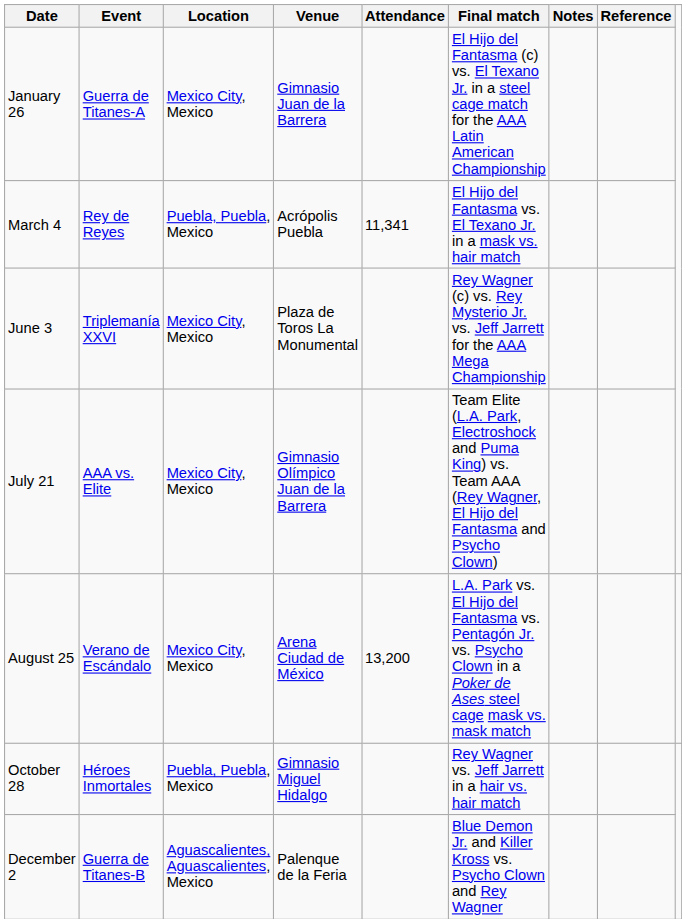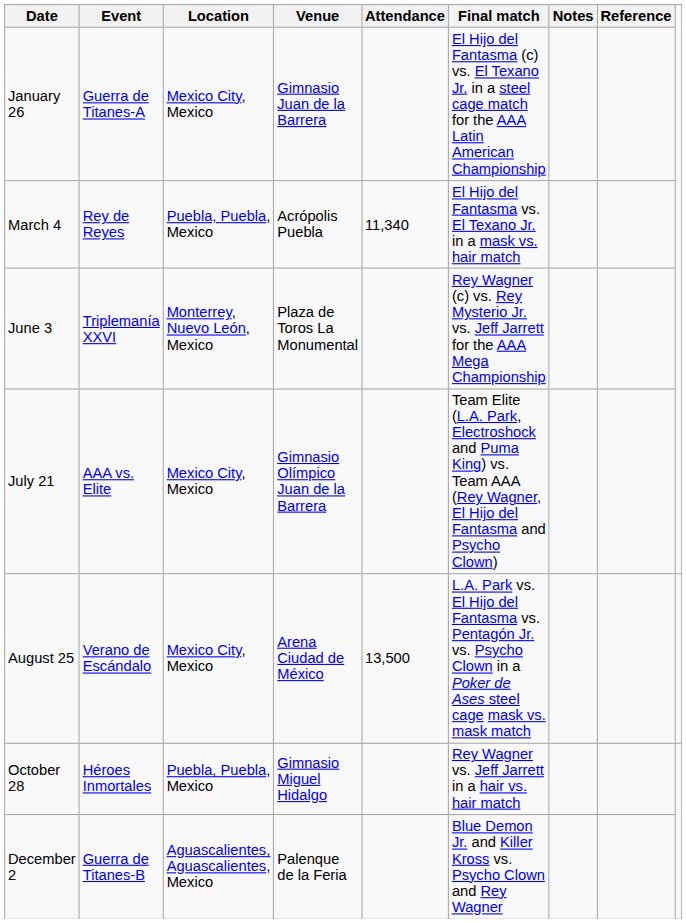(387, 224) 11,341 -> (387, 224) 11,340
(206, 328) Mexico City, Mexico -> (208, 328) Monterrey, Nuevo León, Mexico
(387, 658) 13,200 -> (387, 658) 13,500
